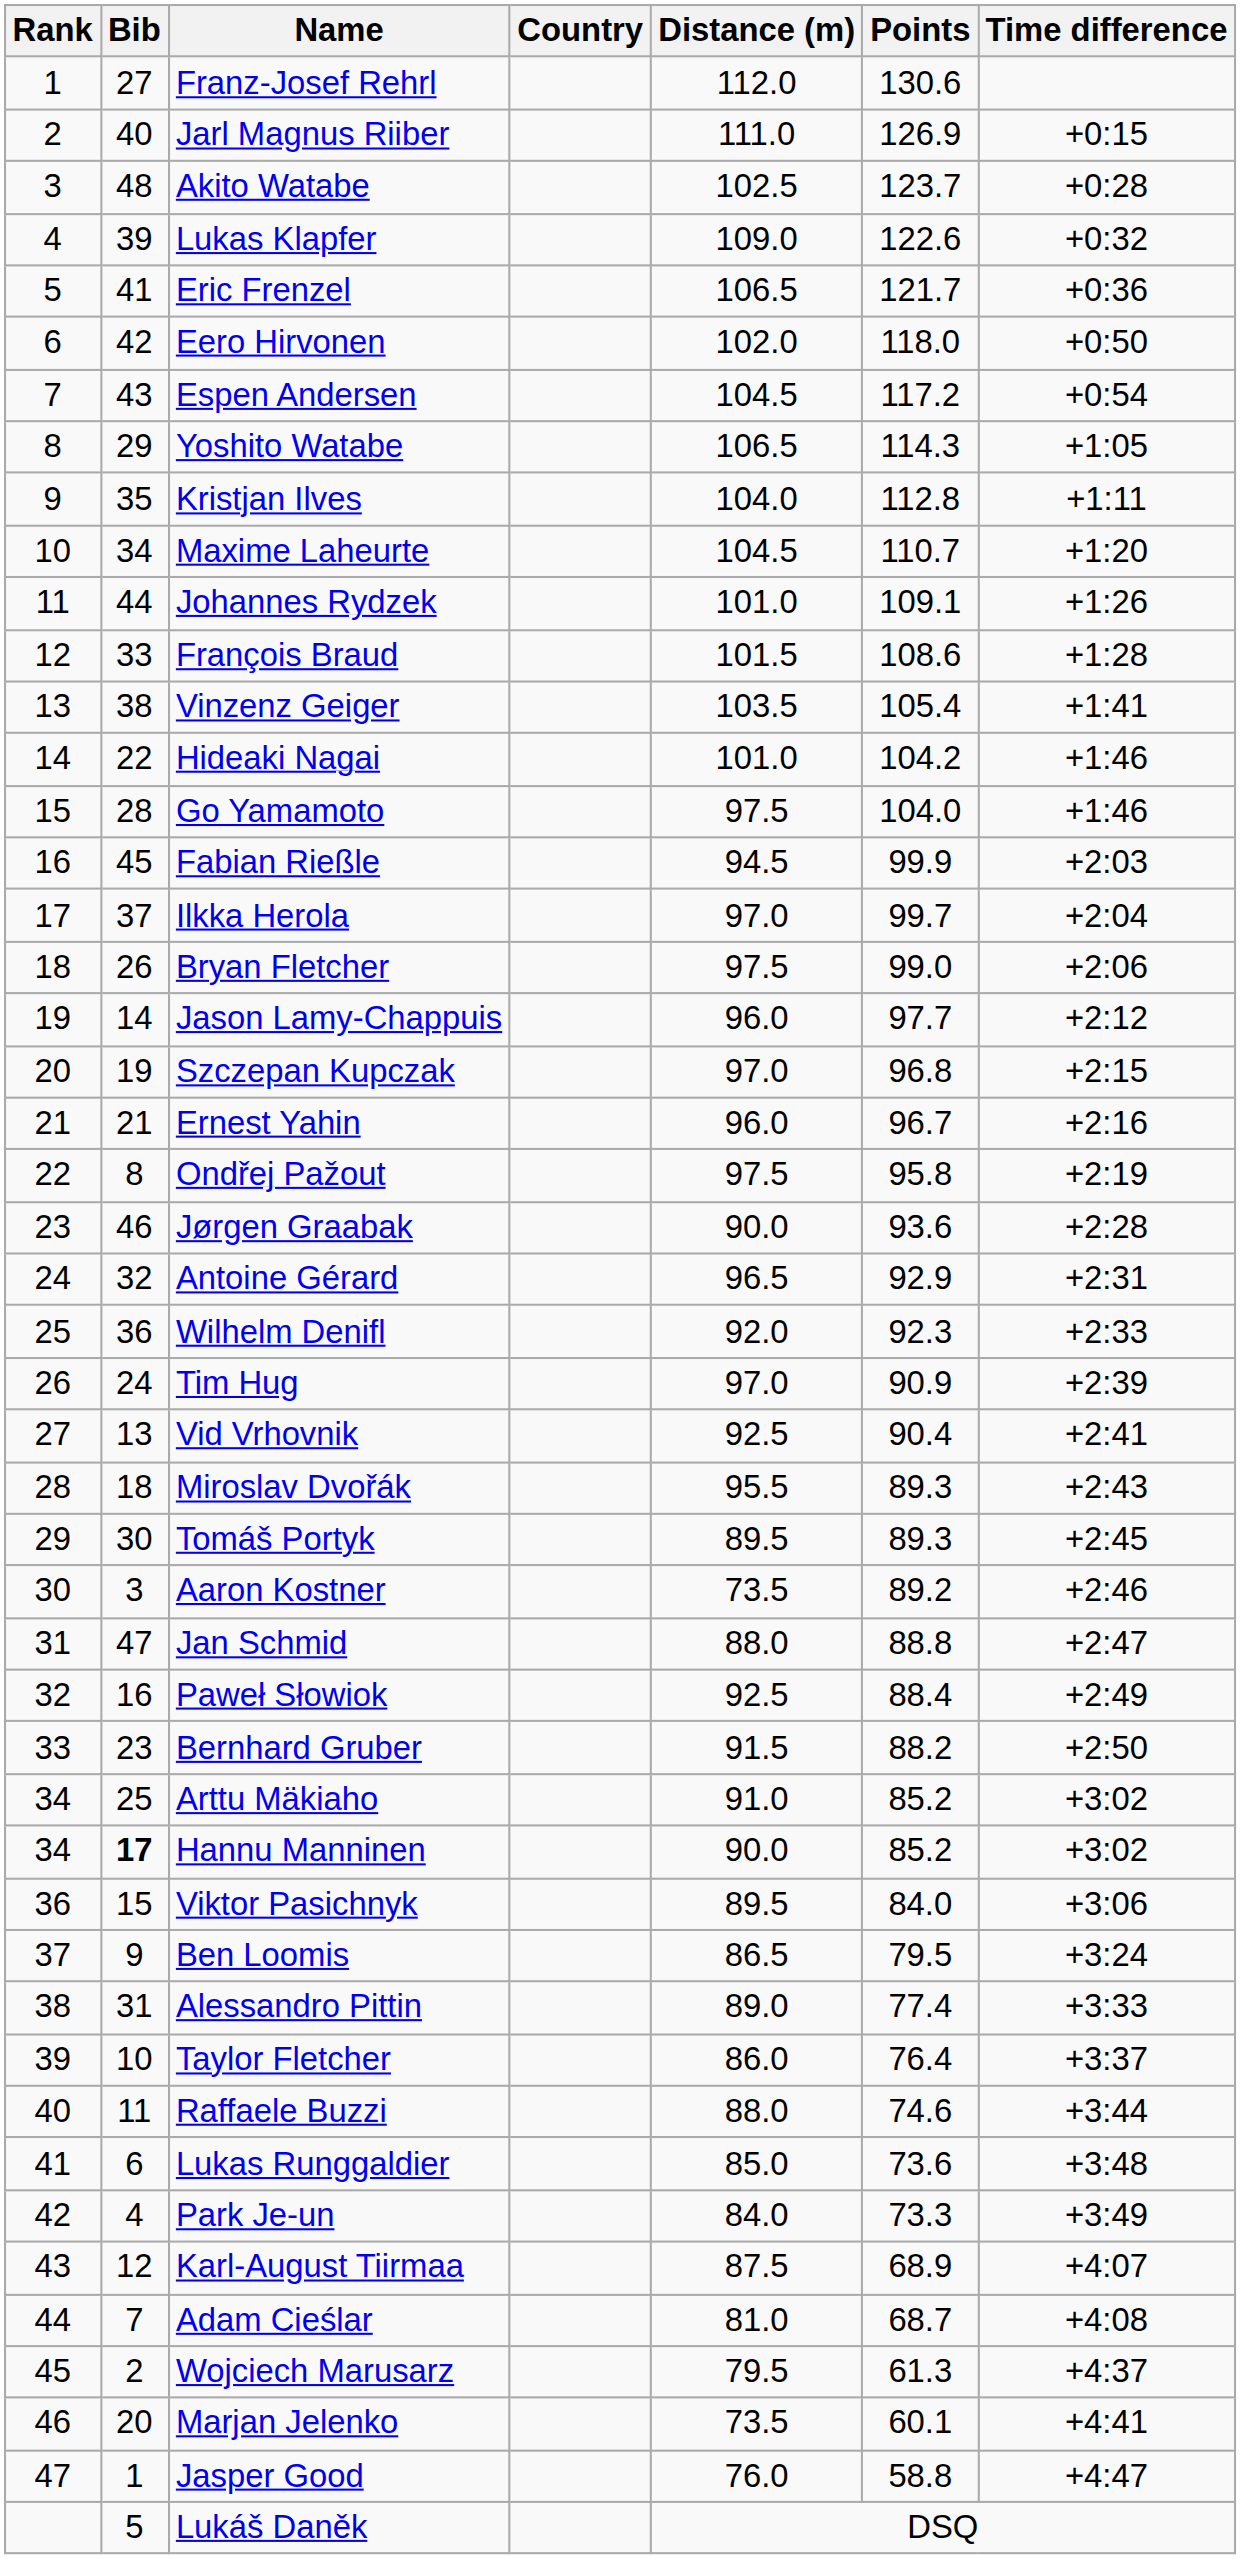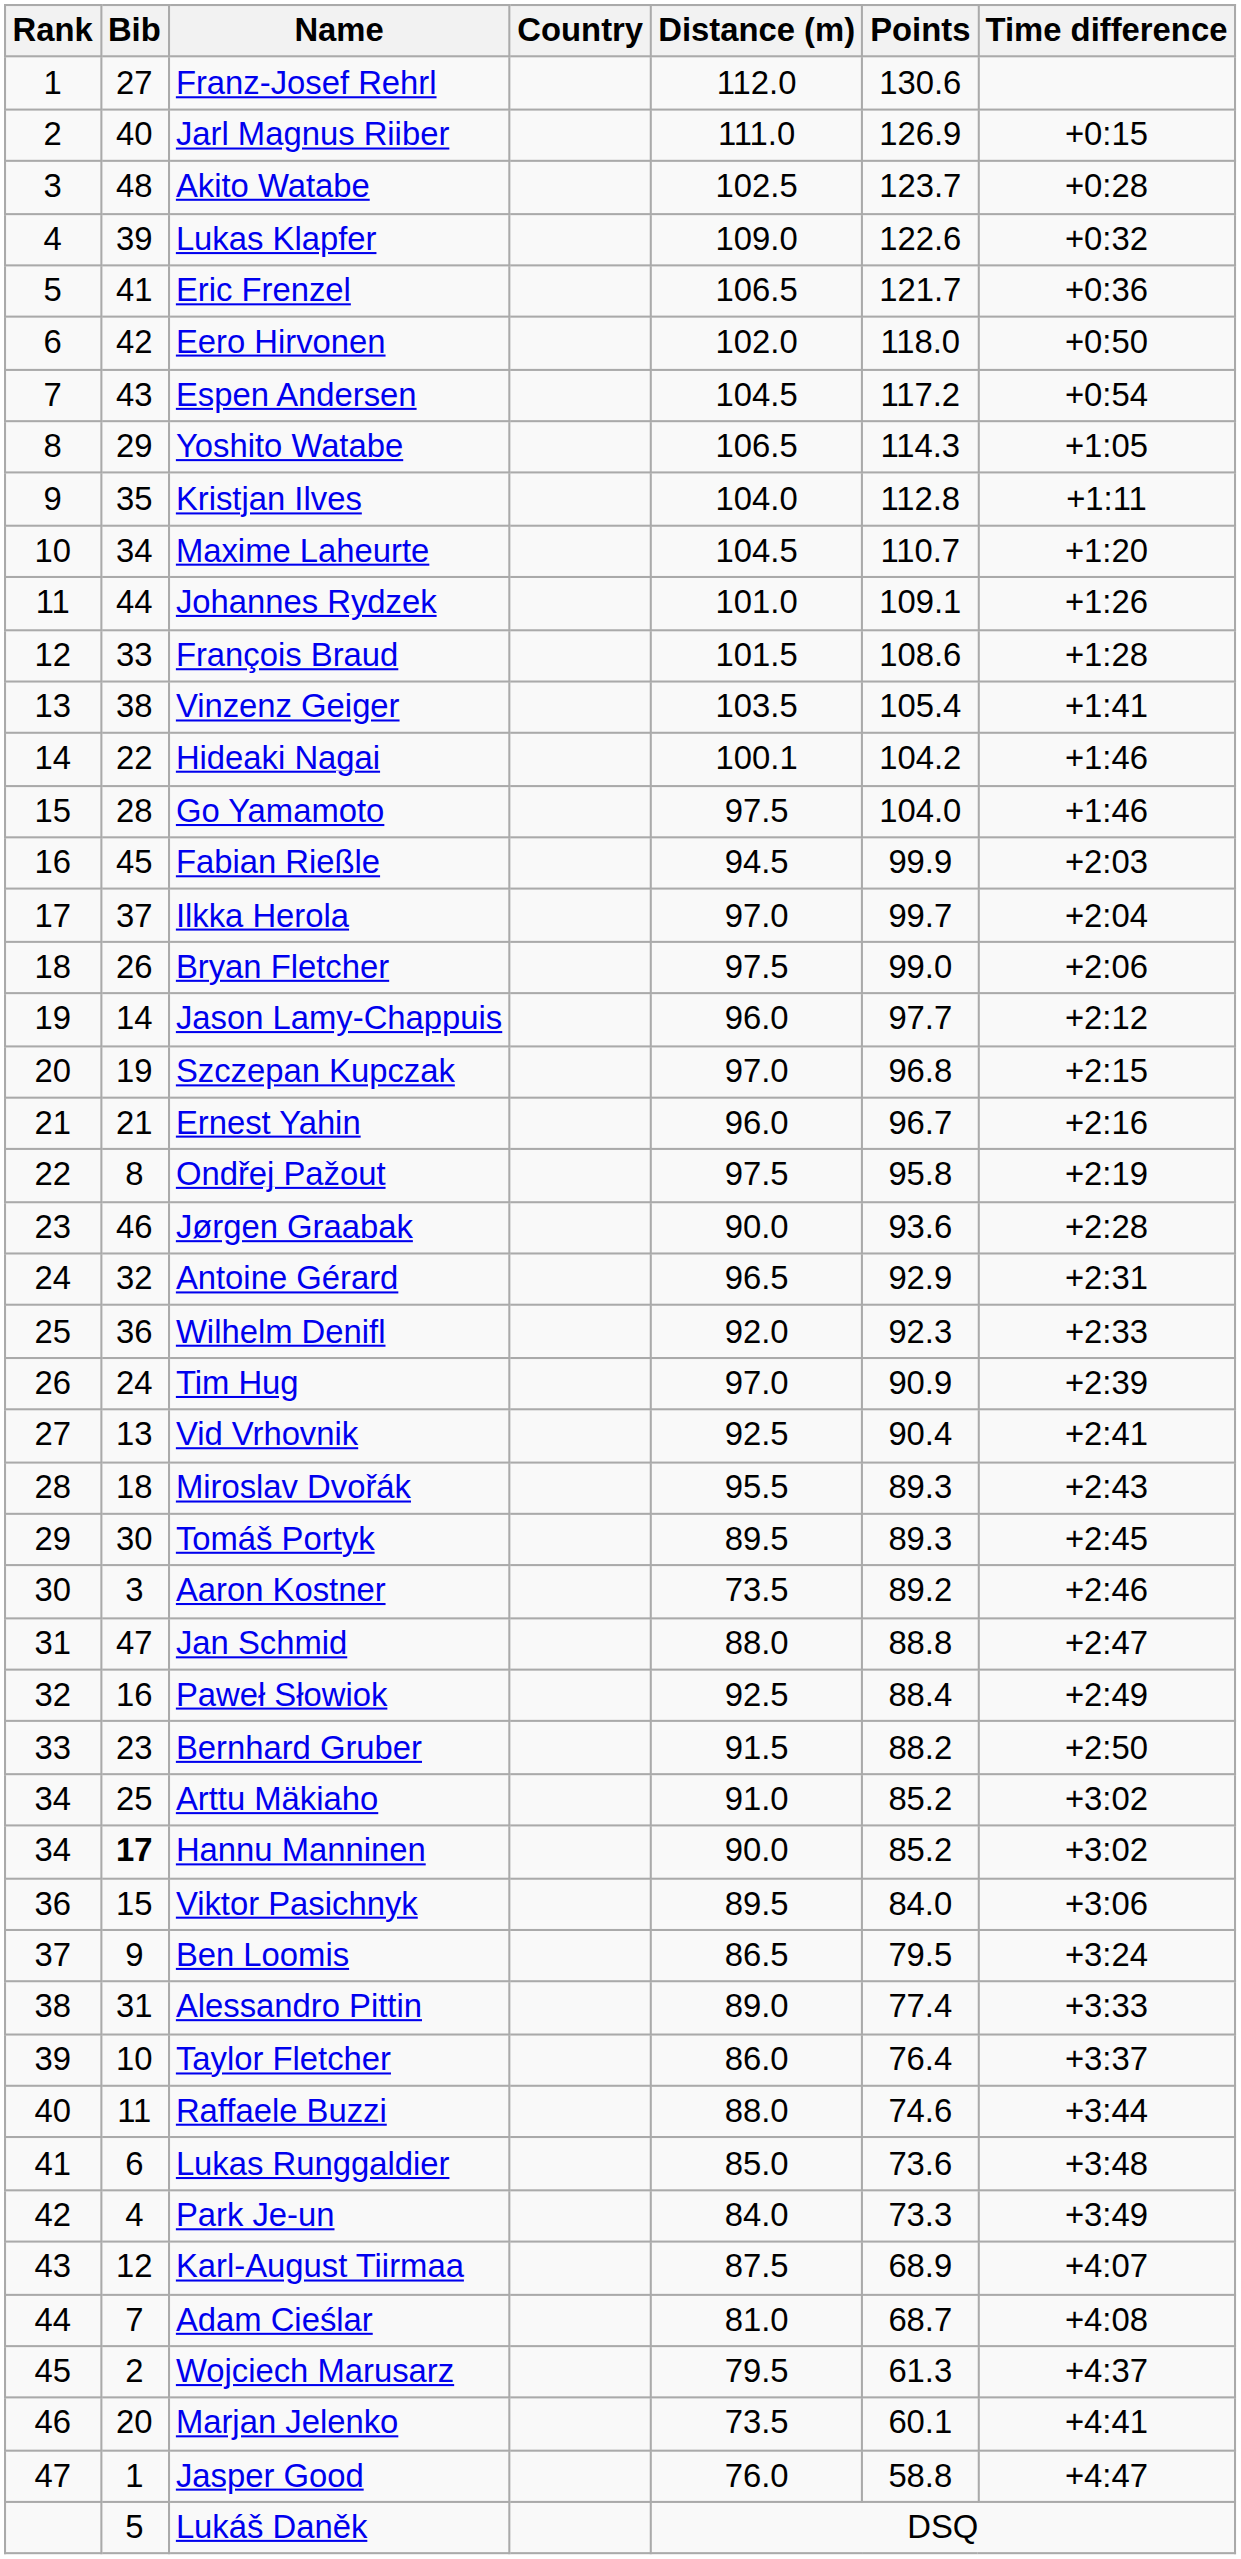(757, 758) 101.0 -> (757, 758) 100.1
